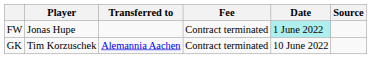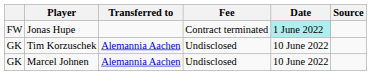(227, 45) Contract terminated -> (211, 45) Undisclosed
+ row: (58, 62)
